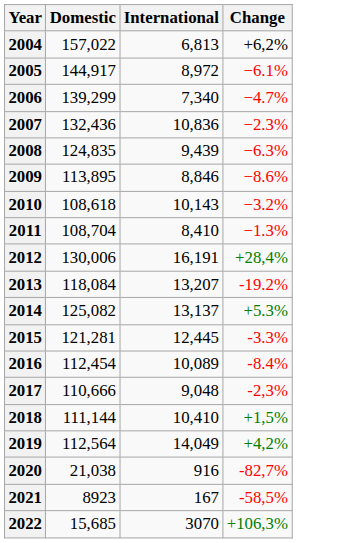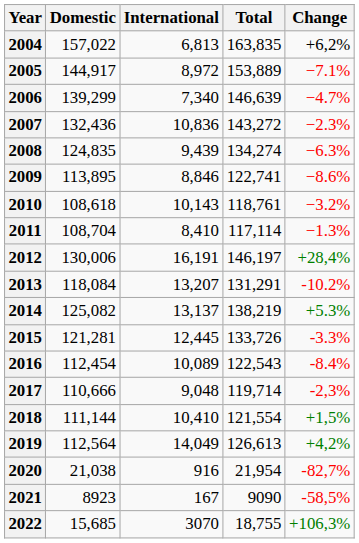+ column: (254, 17)
(266, 71) −6.1% -> (328, 71) −7.1%
(263, 284) -19.2% -> (326, 284) -10.2%
